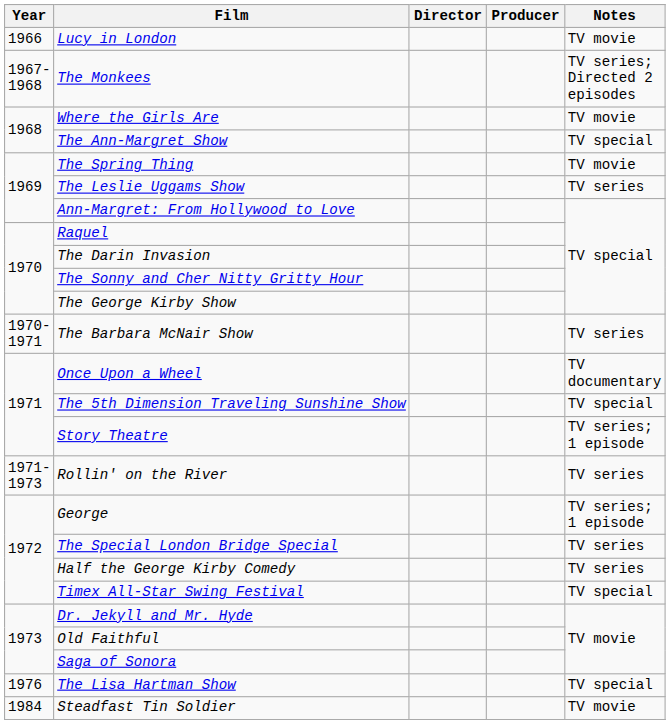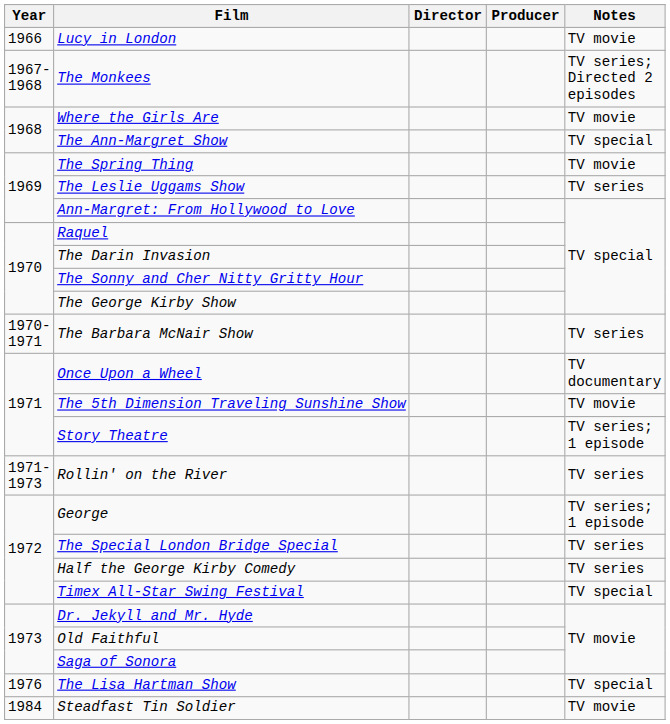(610, 405) TV special -> (602, 405) TV movie
